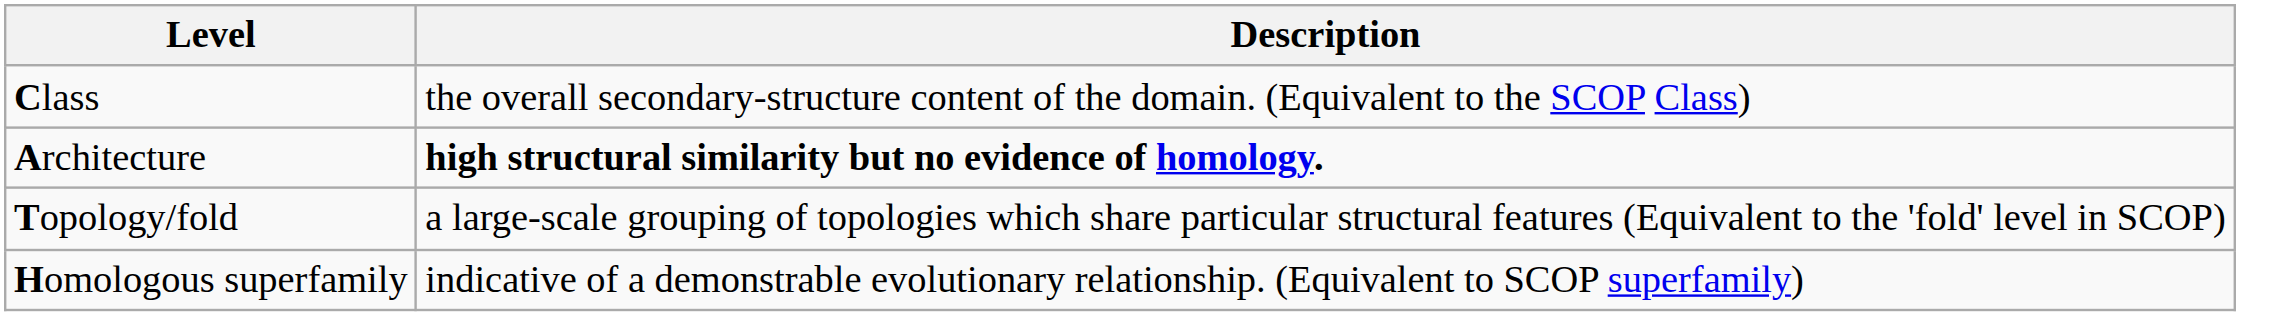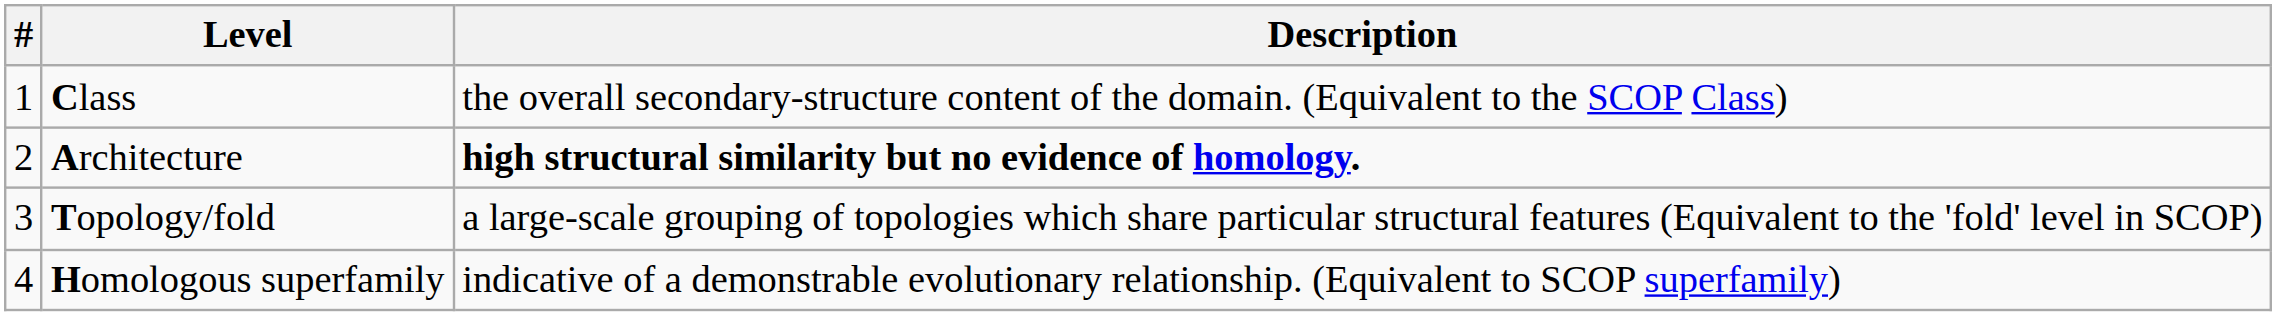+ column: (24, 34)
